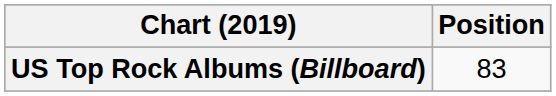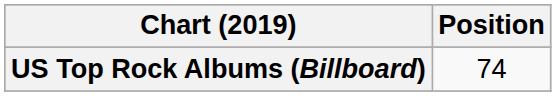(491, 68) 83 -> (491, 68) 74
